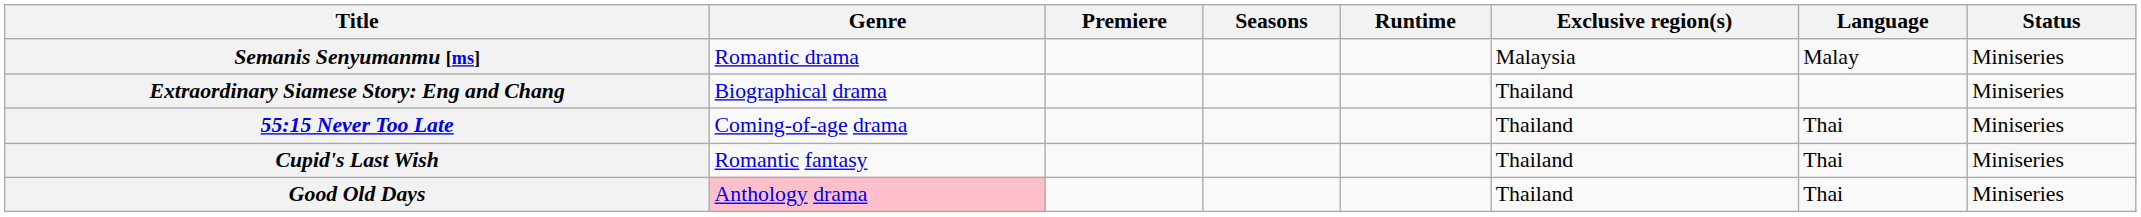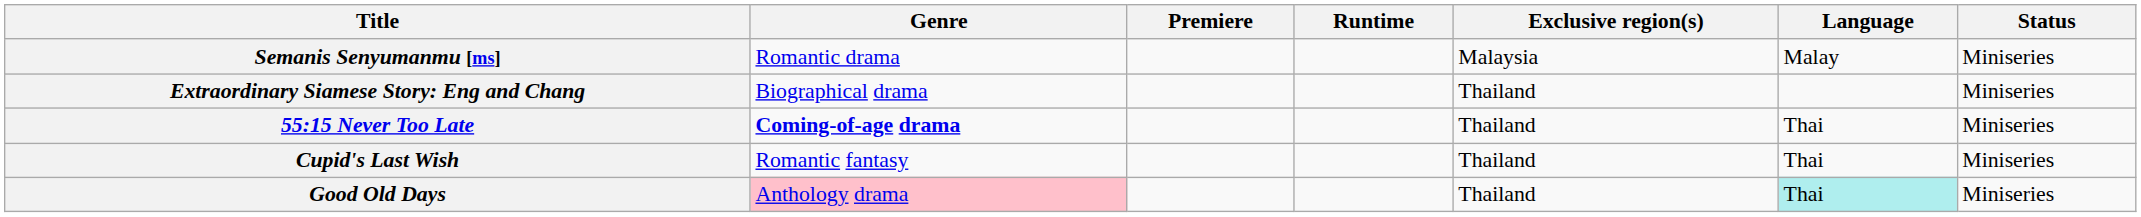- column: (1272, 21)
(811, 125) normal -> (858, 125) bold
(1823, 194) no background -> (1804, 194) paleturquoise background
